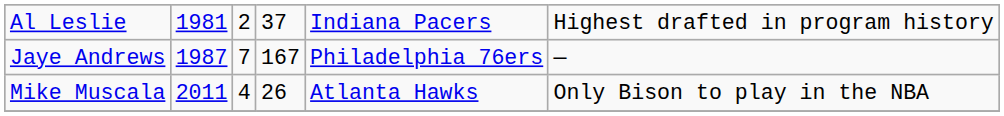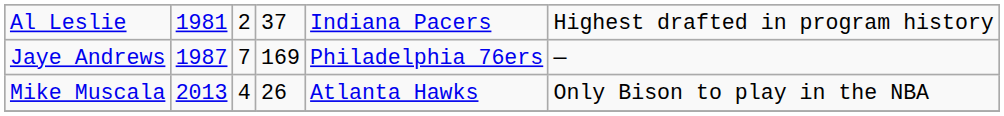(280, 58) 167 -> (280, 58) 169
(202, 93) 2011 -> (202, 93) 2013
